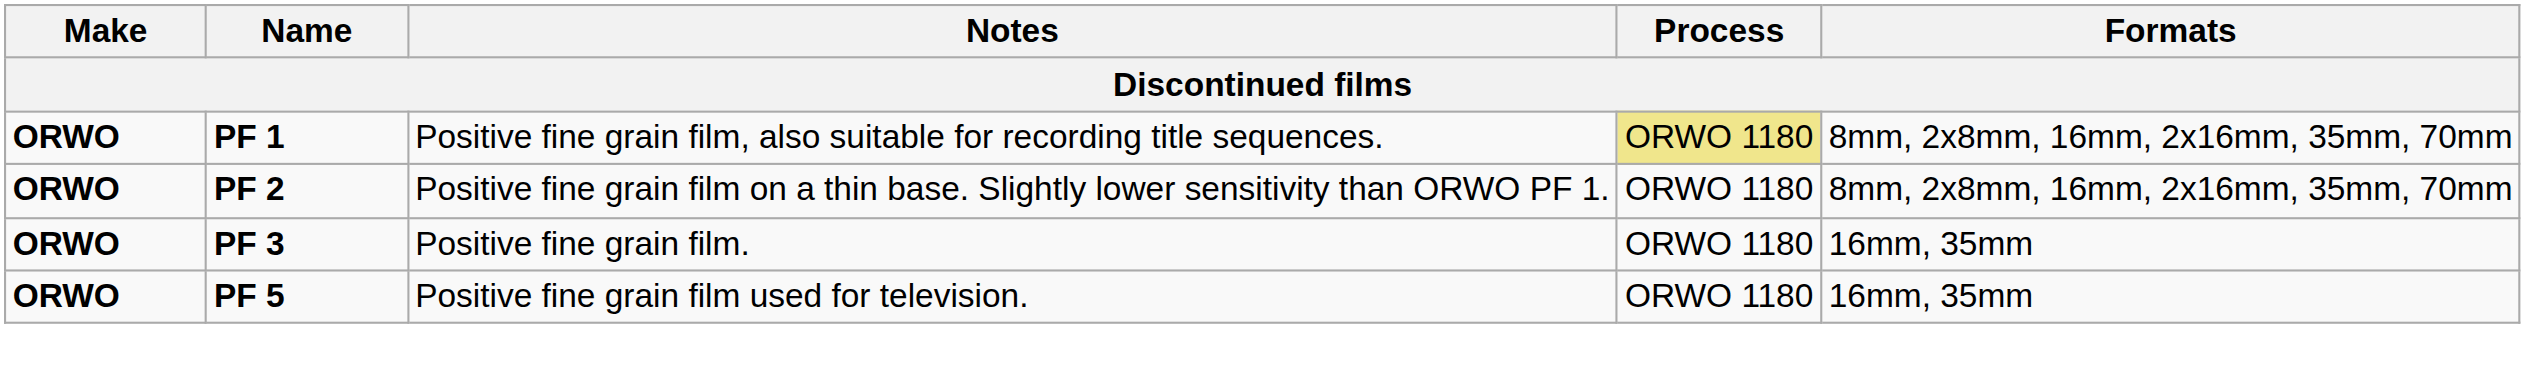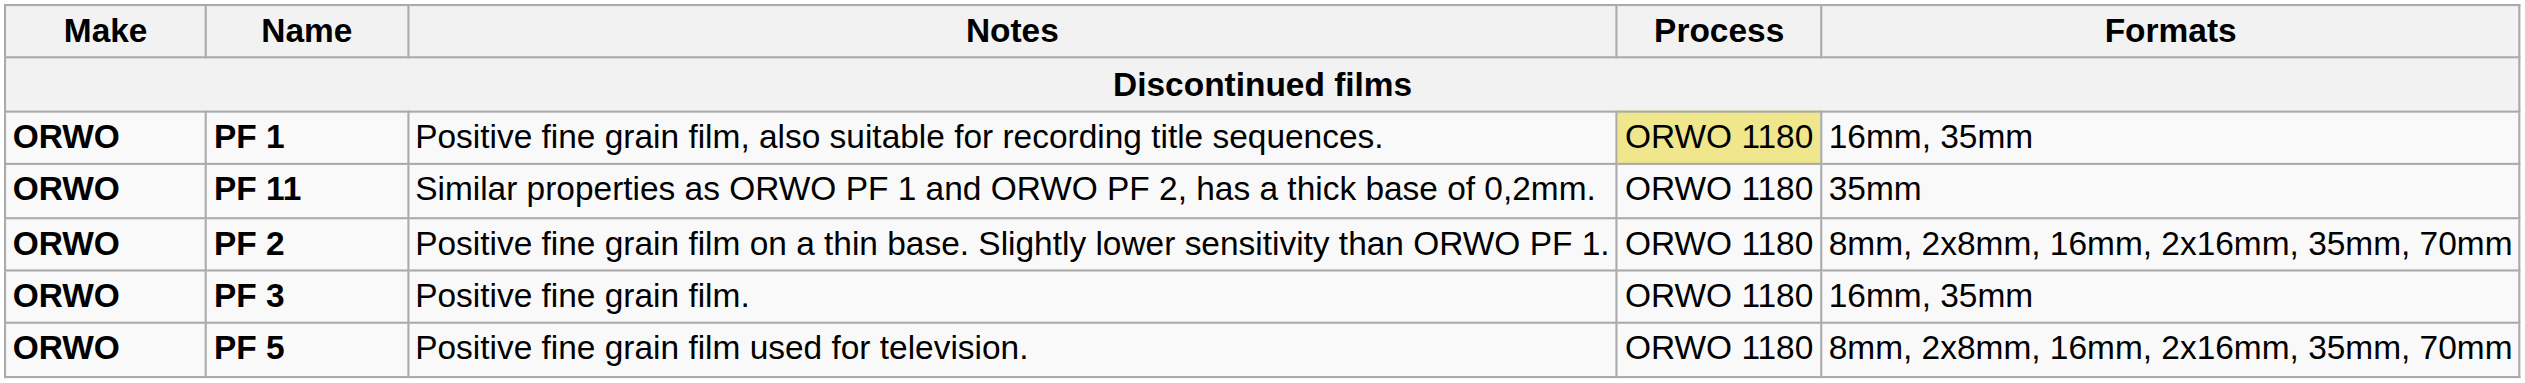(2171, 137) 8mm, 2x8mm, 16mm, 2x16mm, 35mm, 70mm -> (1931, 137) 16mm, 35mm
+ row: (258, 190)
(1931, 296) 16mm, 35mm -> (2171, 349) 8mm, 2x8mm, 16mm, 2x16mm, 35mm, 70mm
